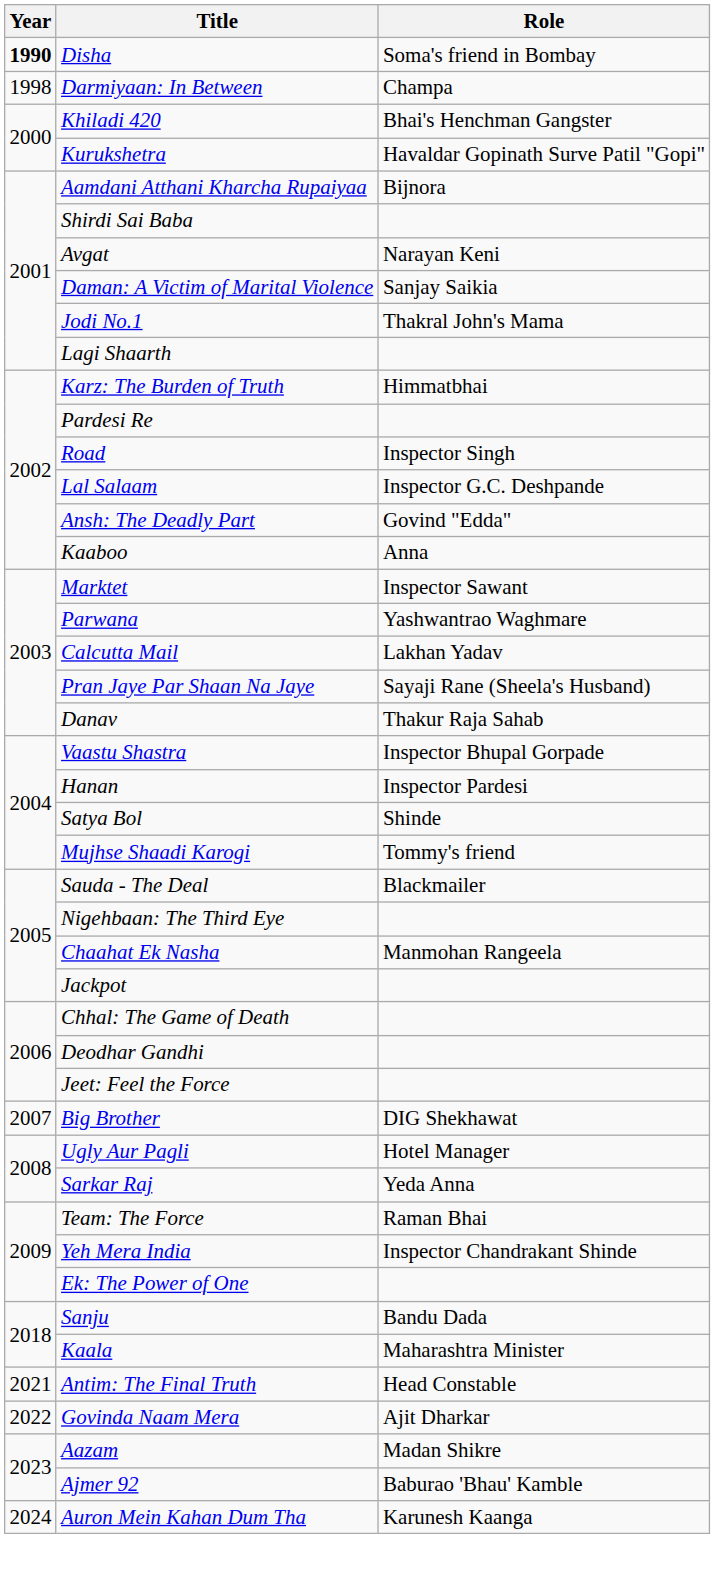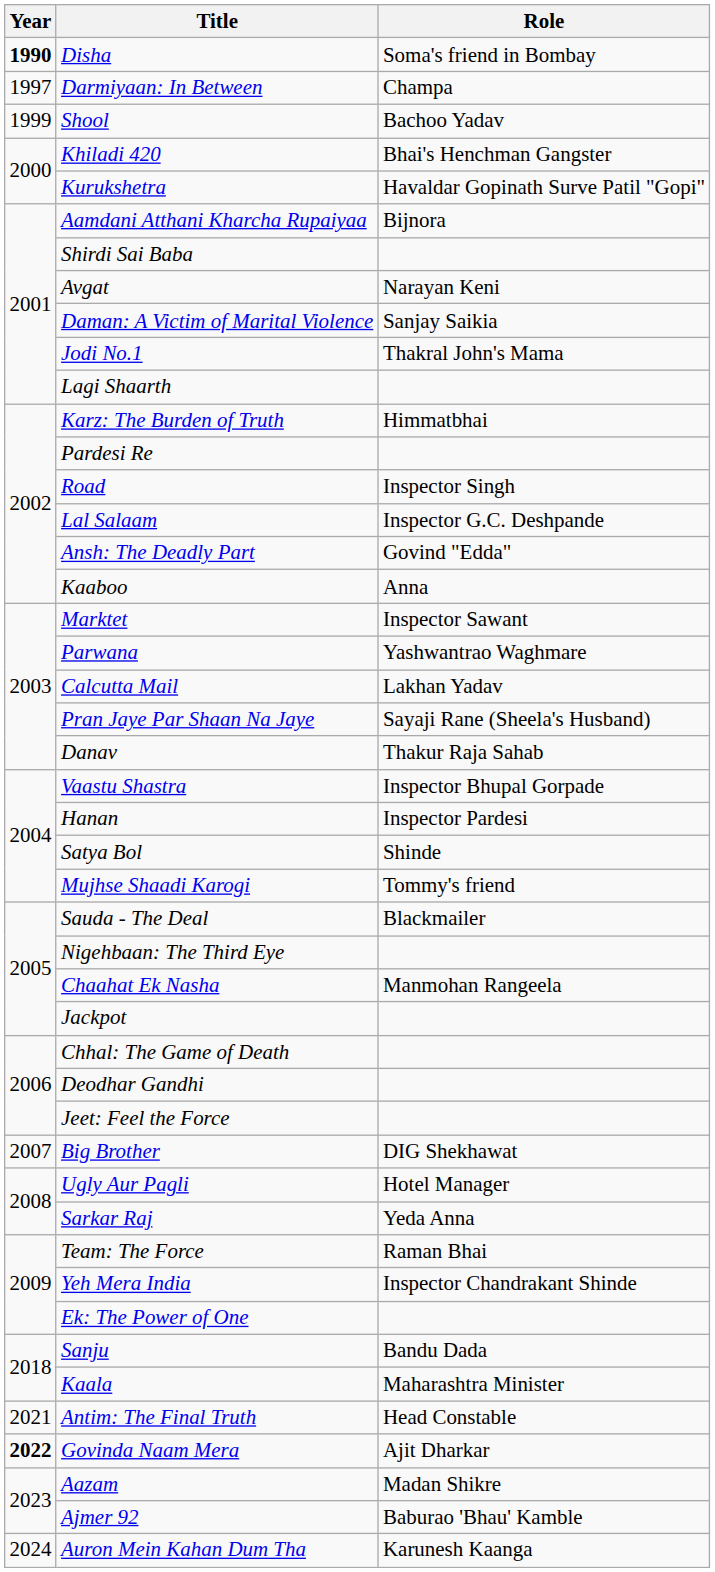(30, 87) 1998 -> (30, 87) 1997
+ row: (85, 120)
(30, 1417) normal -> (30, 1450) bold
